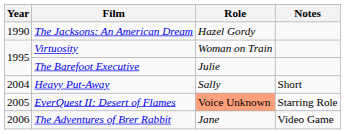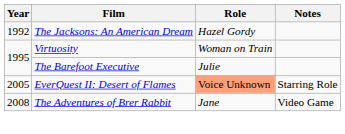(18, 31) 1990 -> (18, 31) 1992
- row: (72, 84)
(18, 119) 2006 -> (18, 102) 2008
